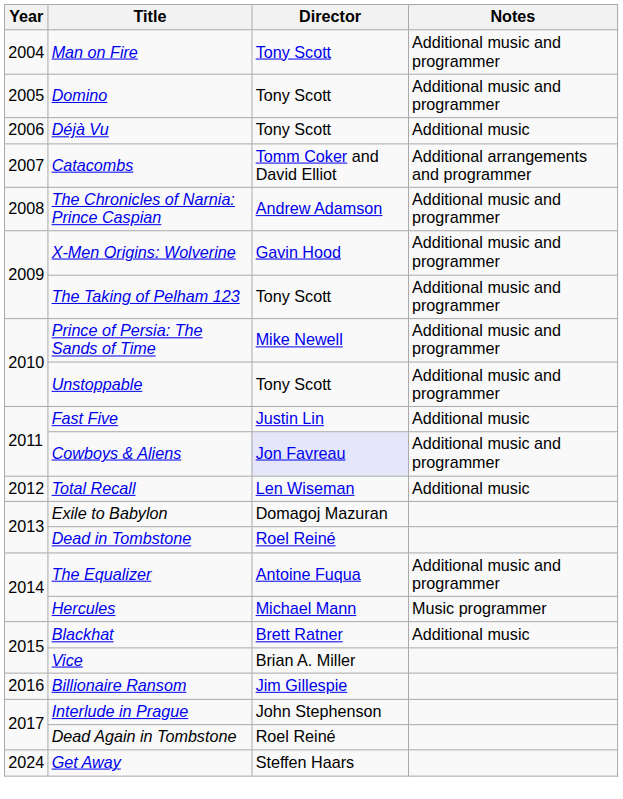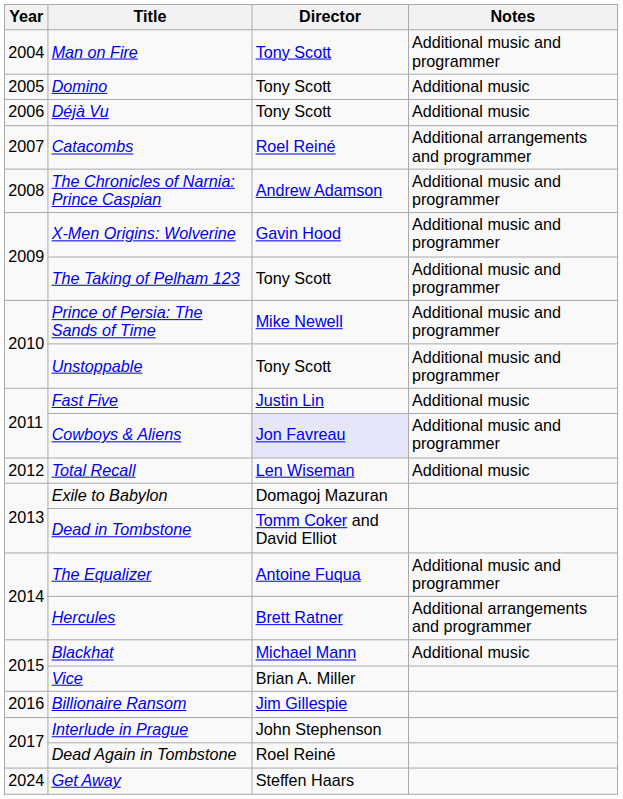(487, 95) Additional music and programmer -> (471, 86) Additional music
(317, 165) Tomm Coker and David Elliot -> (296, 147) Roel Reiné
(296, 539) Roel Reiné -> (317, 530) Tomm Coker and David Elliot
(306, 609) Michael Mann -> (299, 618) Brett Ratner
(479, 609) Music programmer -> (500, 618) Additional arrangements and programmer
(299, 634) Brett Ratner -> (306, 652) Michael Mann
